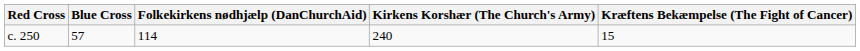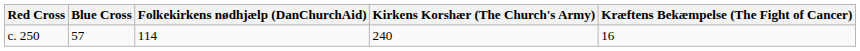(608, 35) 15 -> (608, 35) 16
